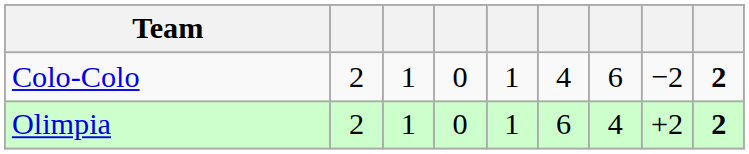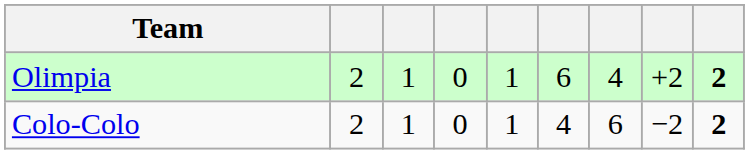rows swapped: (61, 124) <-> (76, 76)
